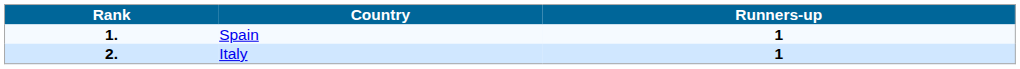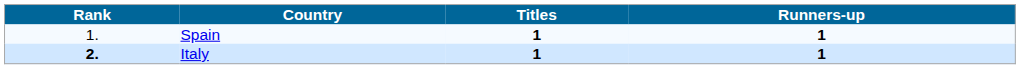+ column: (537, 15)
(112, 34) bold -> (92, 34) normal
